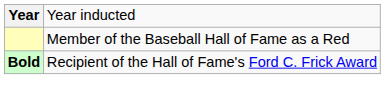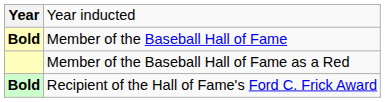+ row: (167, 39)
